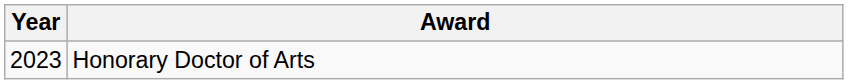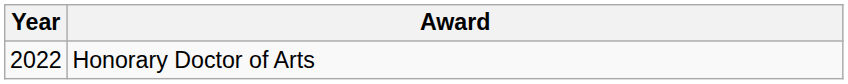(36, 59) 2023 -> (36, 59) 2022
